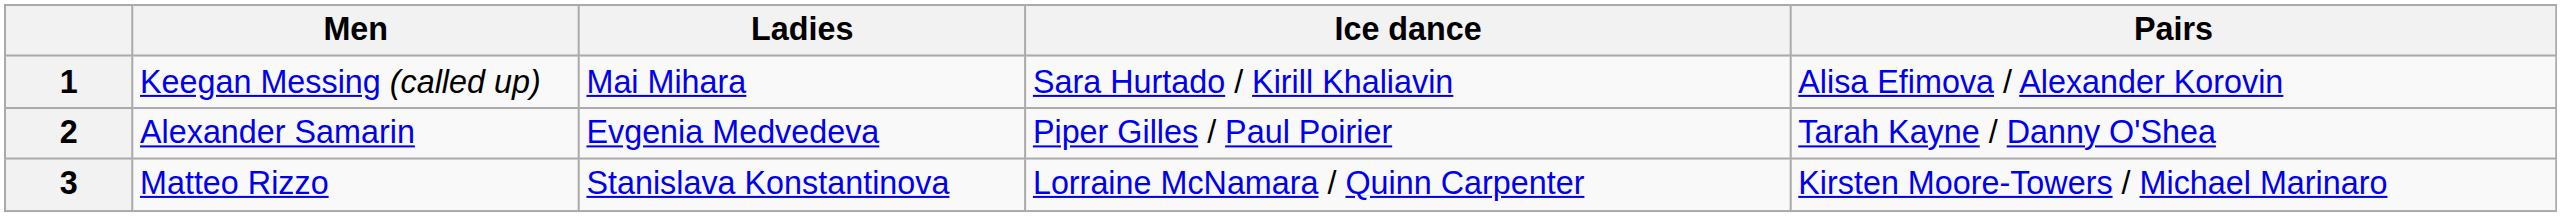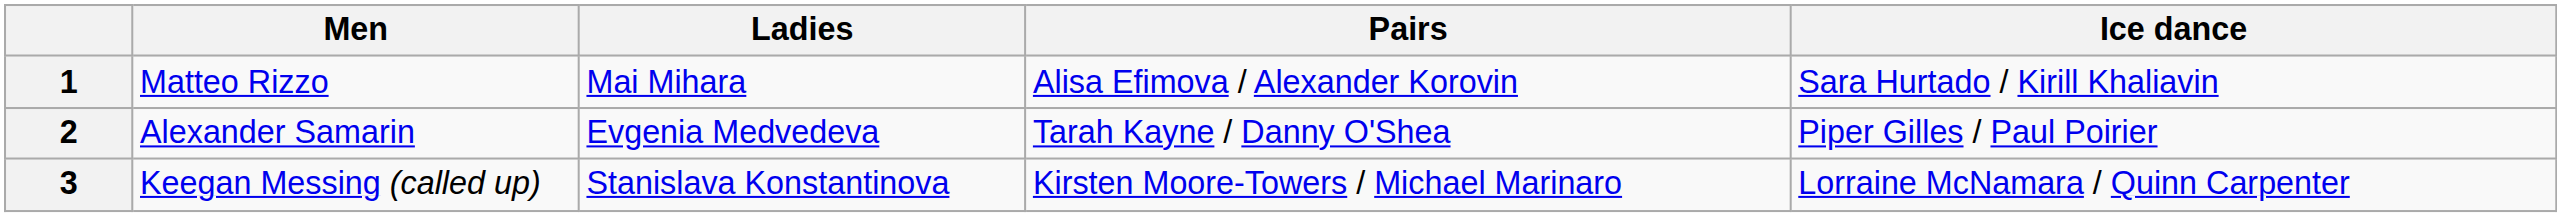columns swapped: (2174, 30) <-> (1408, 30)
(340, 81) Keegan Messing (called up) -> (234, 81) Matteo Rizzo
(234, 183) Matteo Rizzo -> (340, 183) Keegan Messing (called up)
